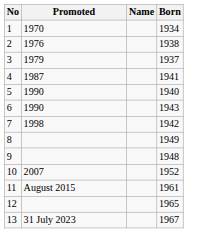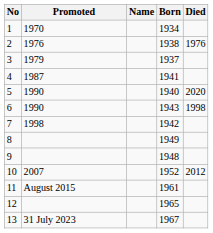+ column: (195, 12)
